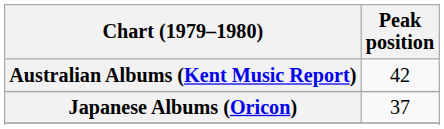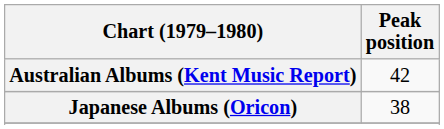(400, 107) 37 -> (400, 107) 38
